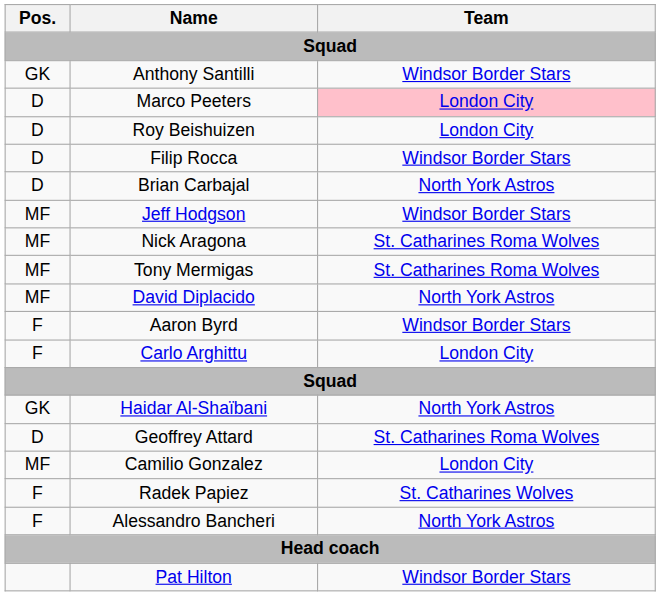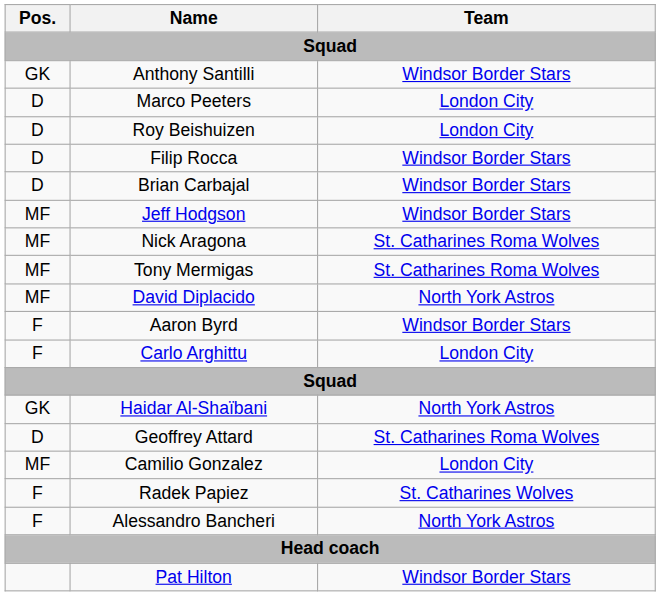(486, 102) pink background -> (486, 102) no background
(486, 185) North York Astros -> (486, 185) Windsor Border Stars
